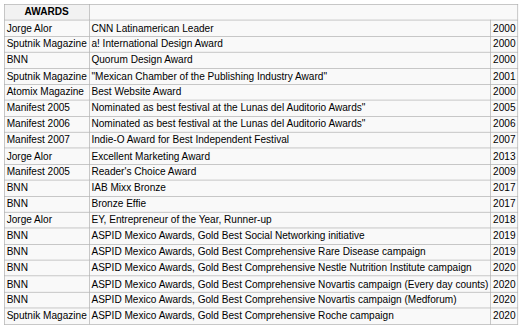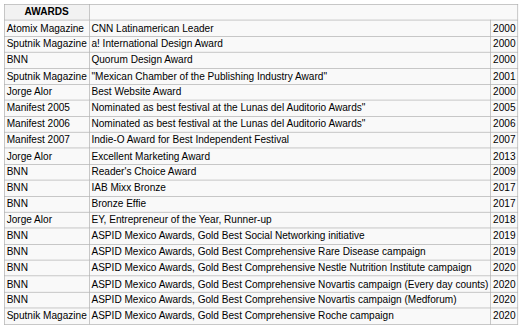(29, 28) Jorge Alor -> (45, 28) Atomix Magazine
(45, 92) Atomix Magazine -> (29, 92) Jorge Alor
(38, 172) Manifest 2005 -> (17, 172) BNN
